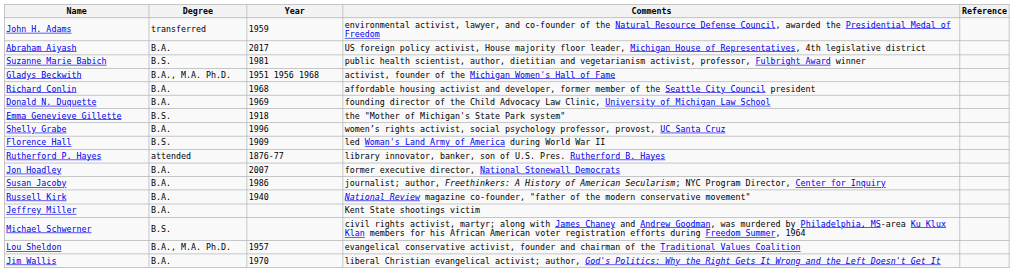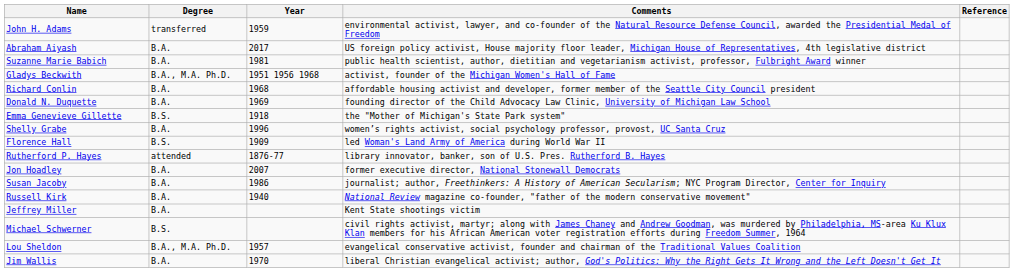(161, 61) B.S. -> (161, 61) B.A.
